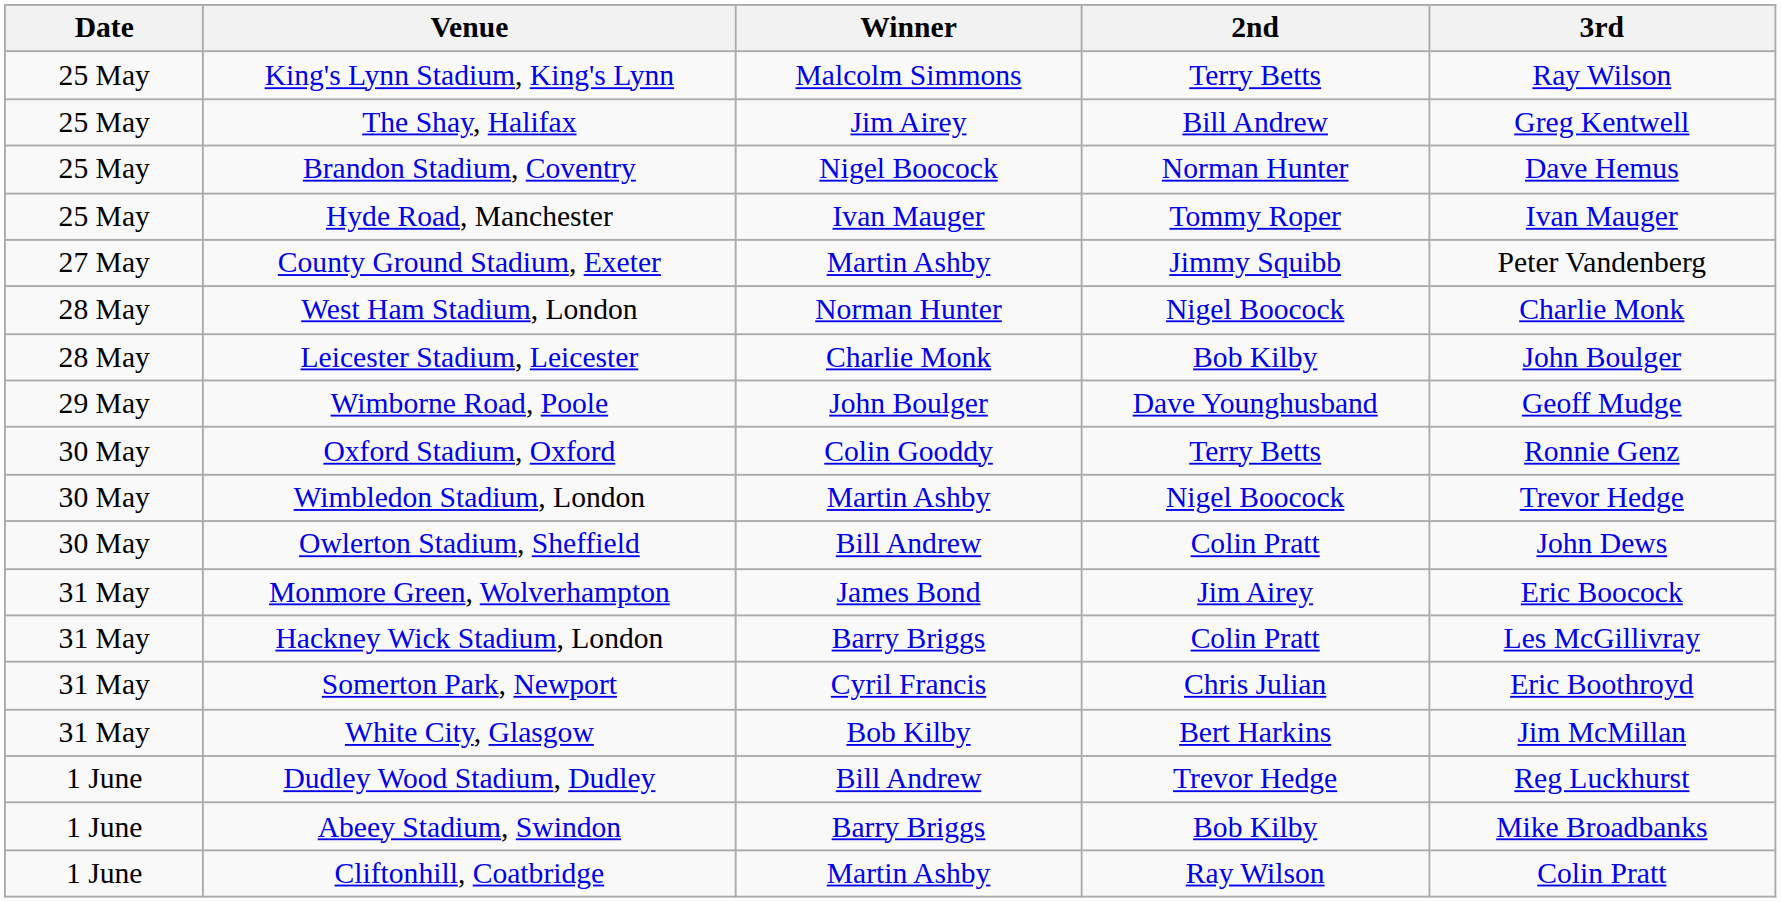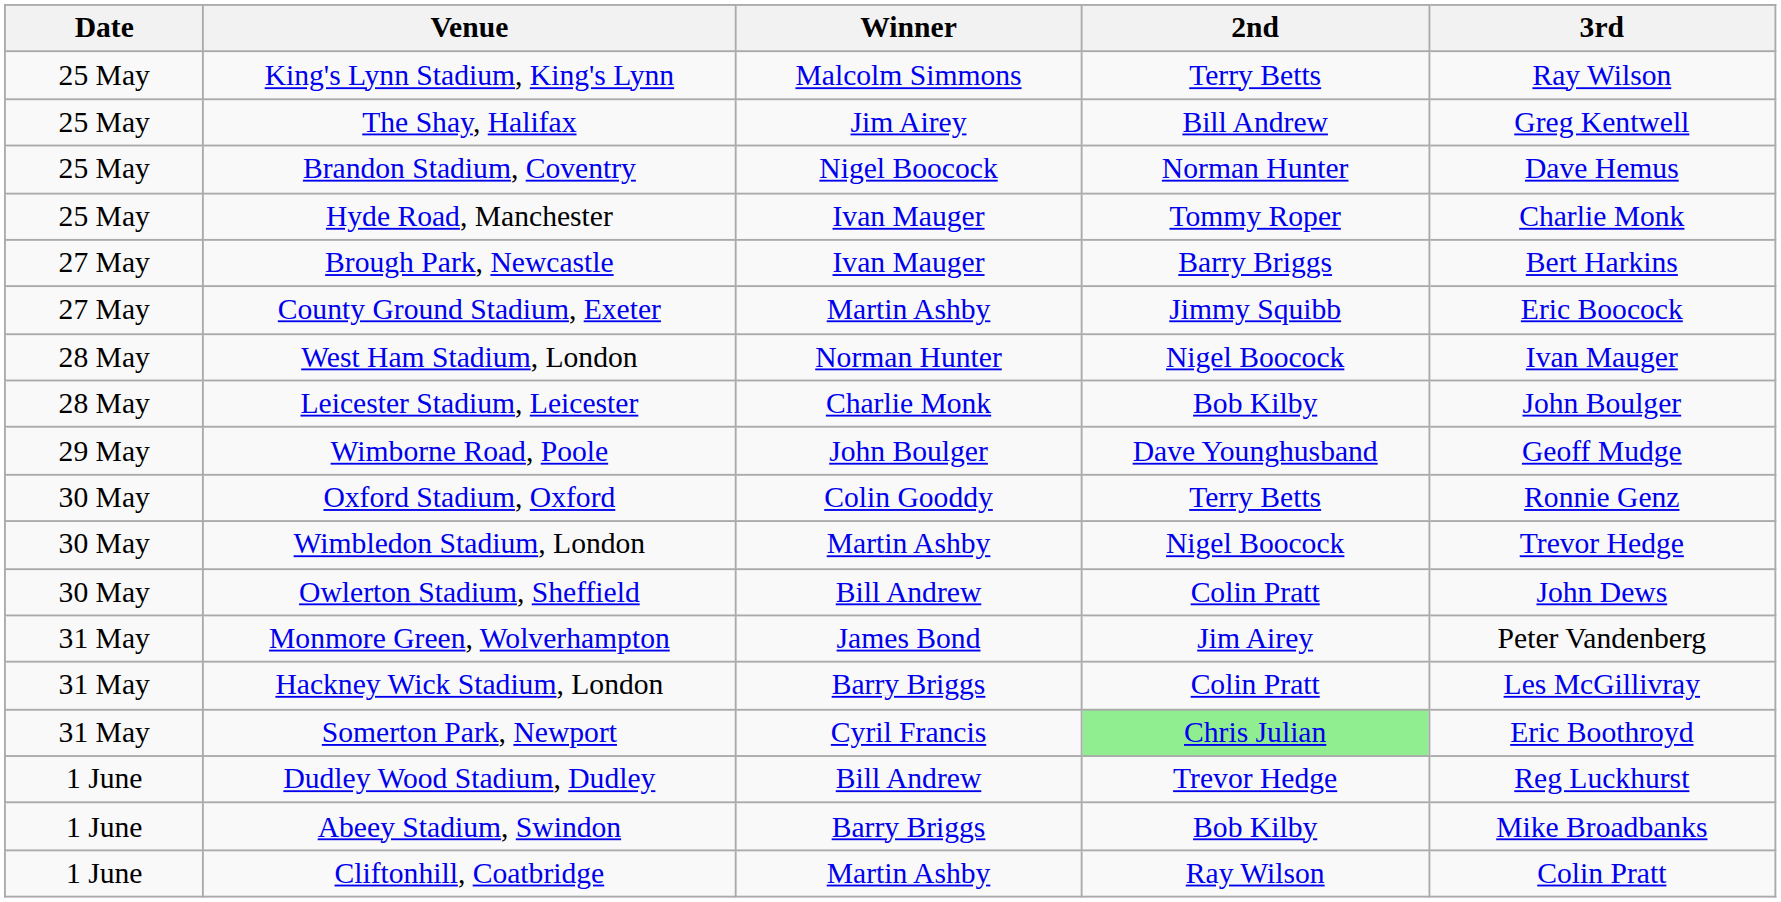(1602, 215) Ivan Mauger -> (1602, 215) Charlie Monk
+ row: (469, 262)
(1602, 262) Peter Vandenberg -> (1602, 309) Eric Boocock
(1602, 309) Charlie Monk -> (1602, 356) Ivan Mauger
(1602, 591) Eric Boocock -> (1602, 638) Peter Vandenberg
(1255, 685) no background -> (1255, 732) lightgreen background
- row: (469, 732)
